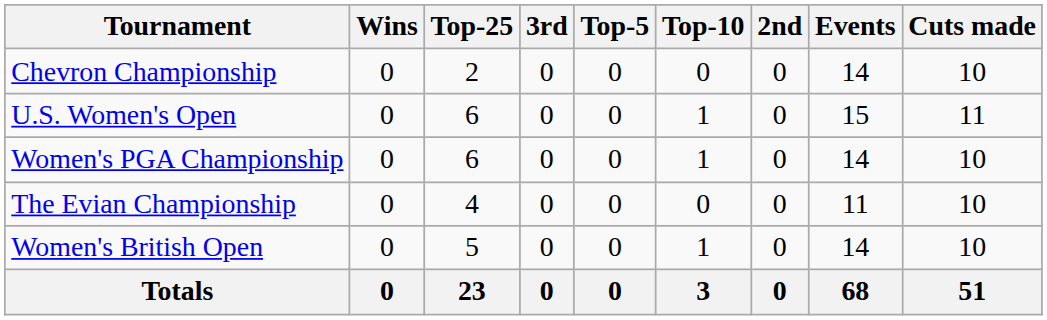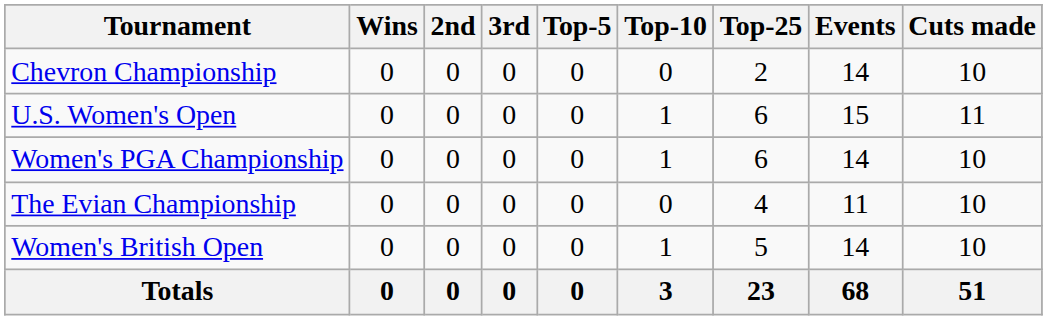columns swapped: (780, 26) <-> (472, 26)
